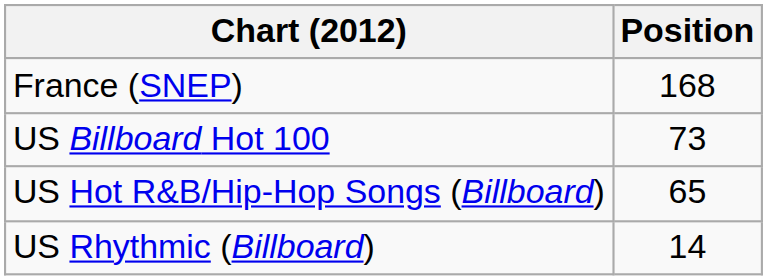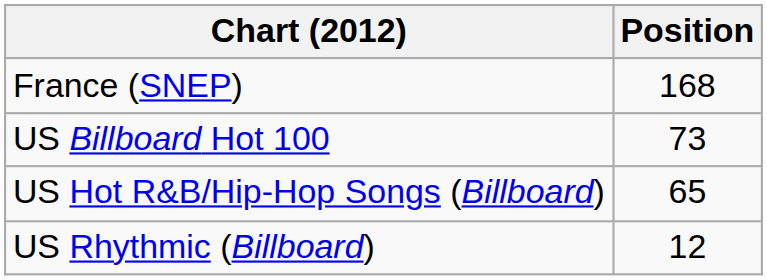(687, 246) 14 -> (687, 246) 12
